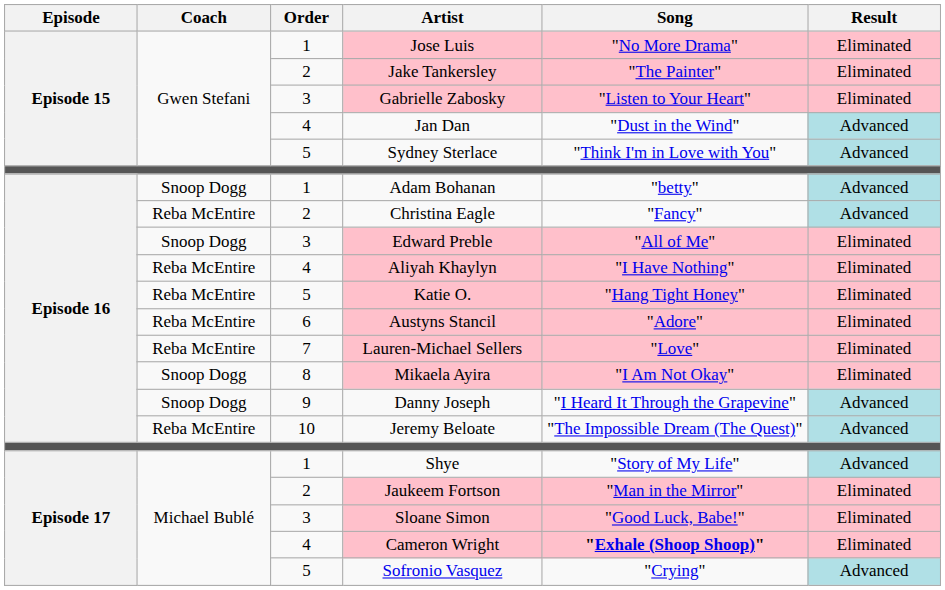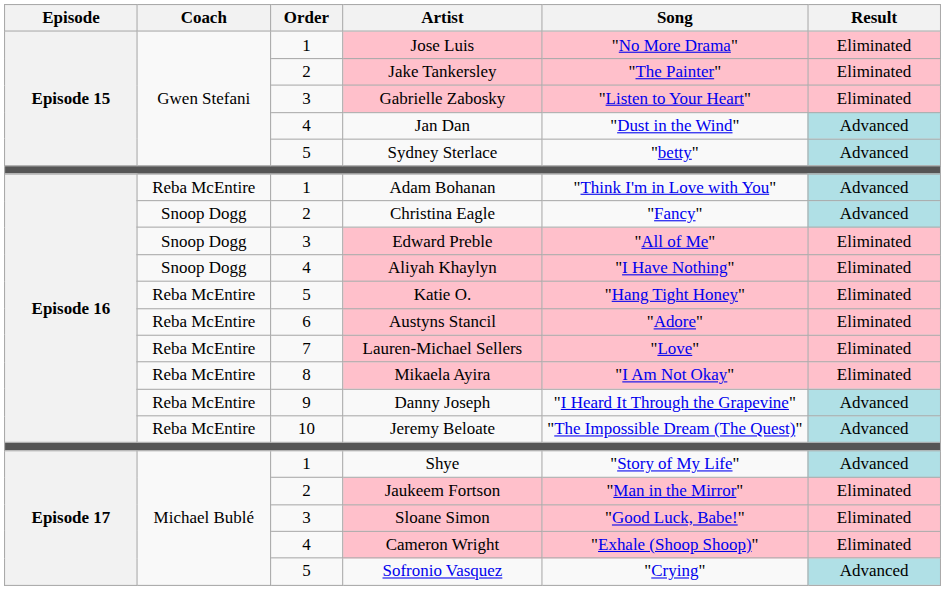(675, 152) "Think I'm in Love with You" -> (675, 152) "betty"
(204, 187) Snoop Dogg -> (204, 187) Reba McEntire
(675, 187) "betty" -> (675, 187) "Think I'm in Love with You"
(204, 214) Reba McEntire -> (204, 214) Snoop Dogg
(204, 267) Reba McEntire -> (204, 267) Snoop Dogg
(204, 375) Snoop Dogg -> (204, 375) Reba McEntire
(204, 402) Snoop Dogg -> (204, 402) Reba McEntire
(675, 544) bold -> (675, 544) normal
